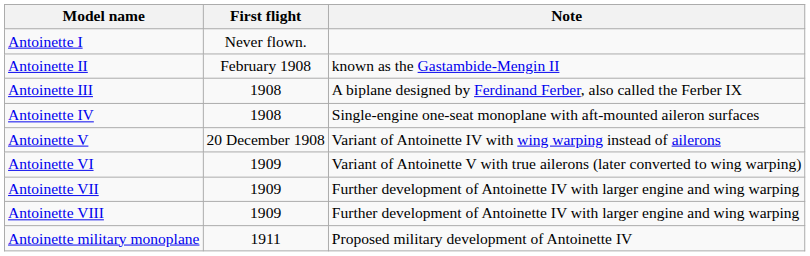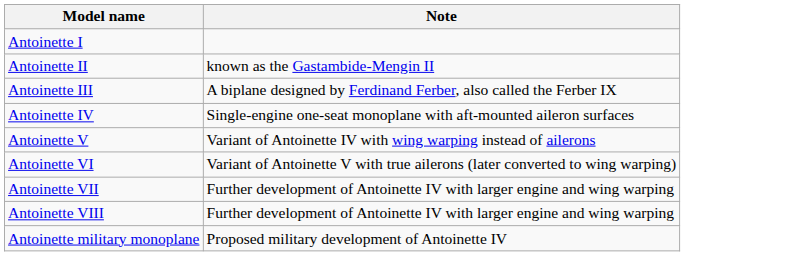- column: (266, 16)
